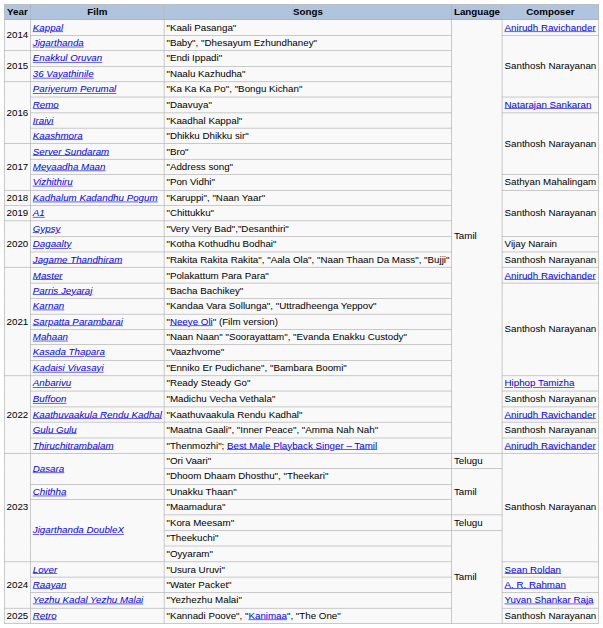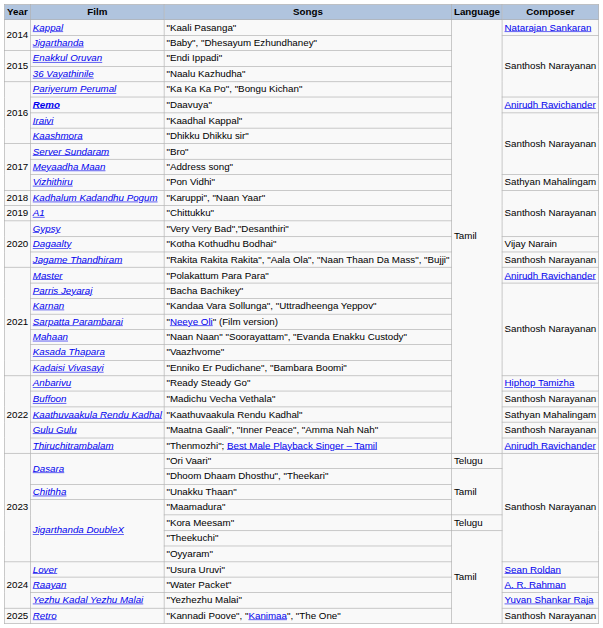(550, 27) Anirudh Ravichander -> (548, 27) Natarajan Sankaran
(46, 105) normal -> (46, 105) bold
(548, 105) Natarajan Sankaran -> (550, 105) Anirudh Ravichander
(550, 414) Anirudh Ravichander -> (550, 414) Sathyan Mahalingam
